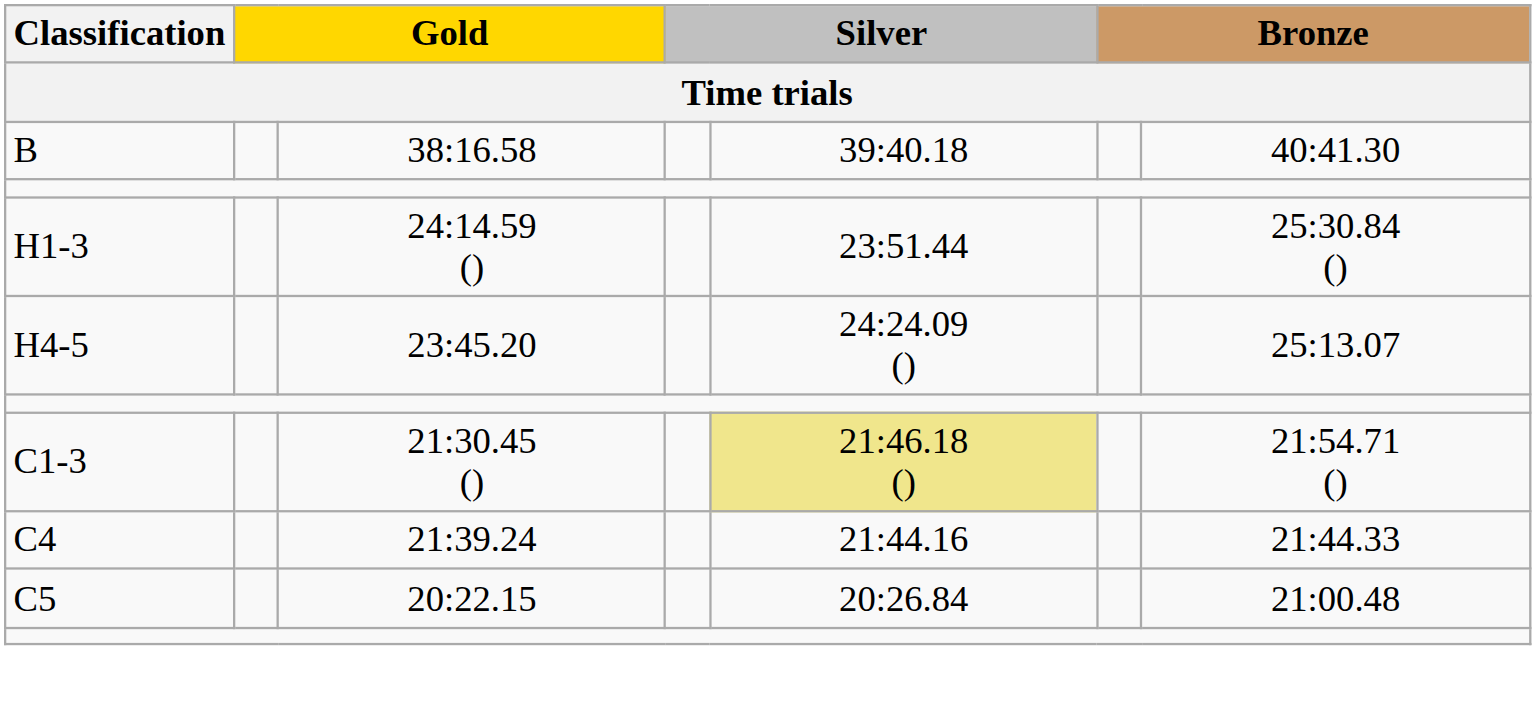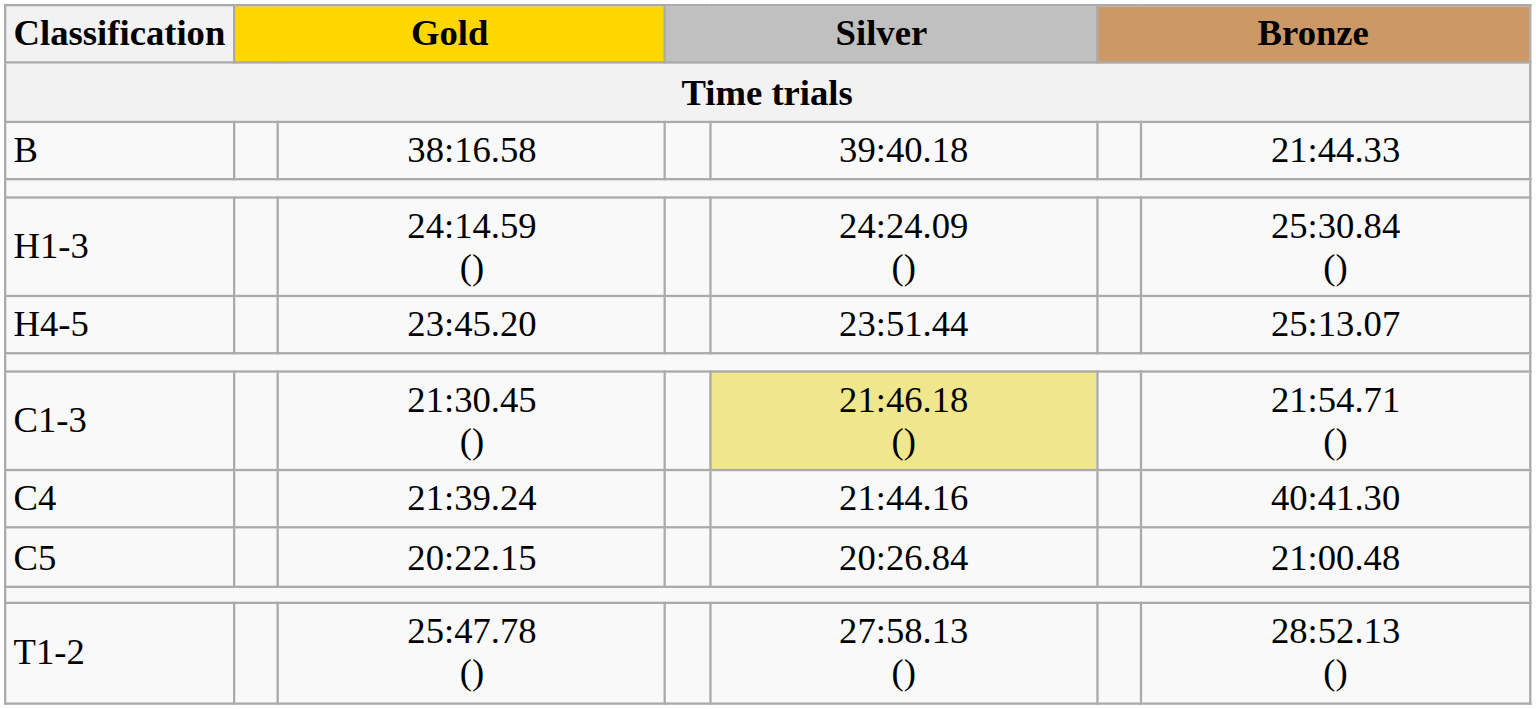(1336, 149) 40:41.30 -> (1336, 149) 21:44.33
(904, 245) 23:51.44 -> (904, 245) 24:24.09 ()
(904, 344) 24:24.09 () -> (904, 324) 23:51.44
(1336, 539) 21:44.33 -> (1336, 498) 40:41.30
+ row: (49, 652)
